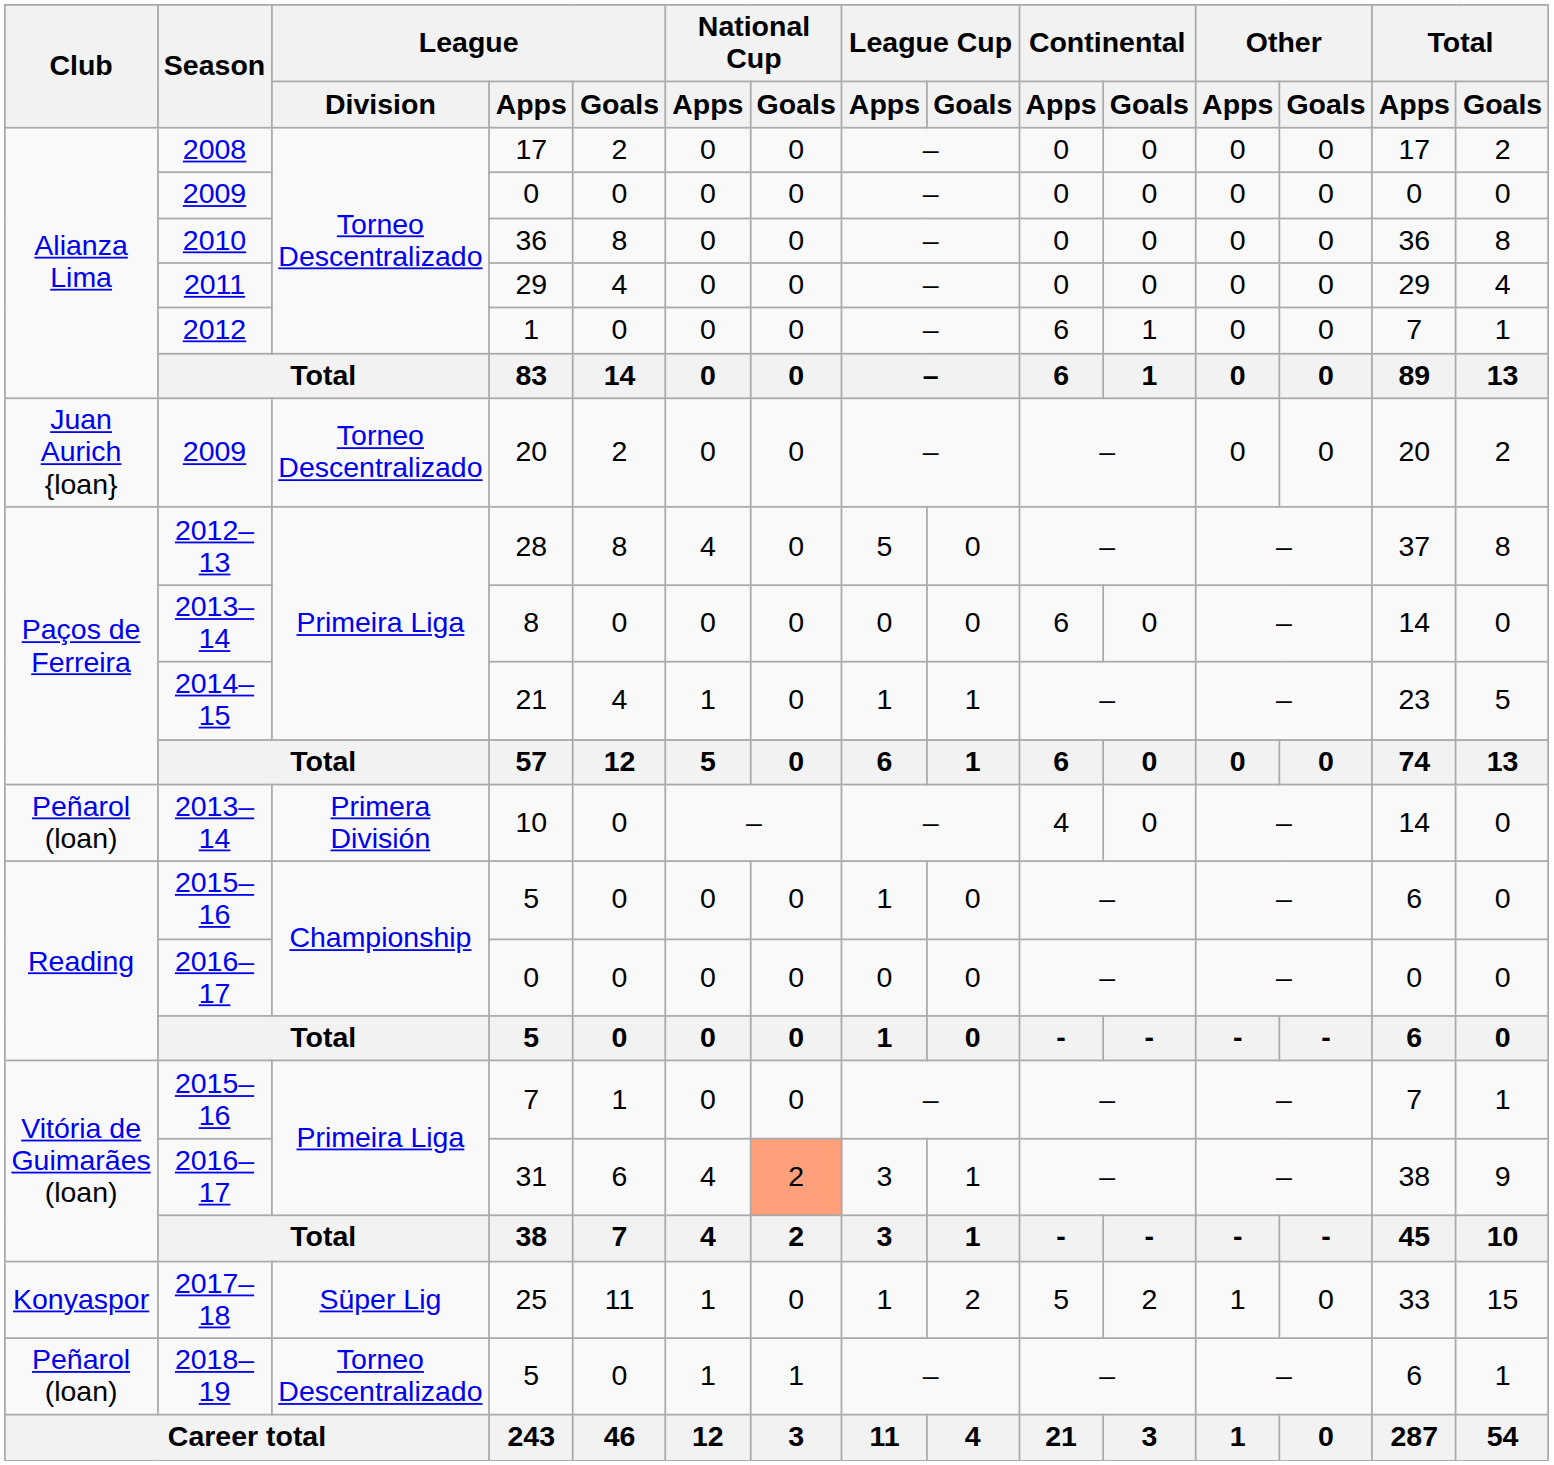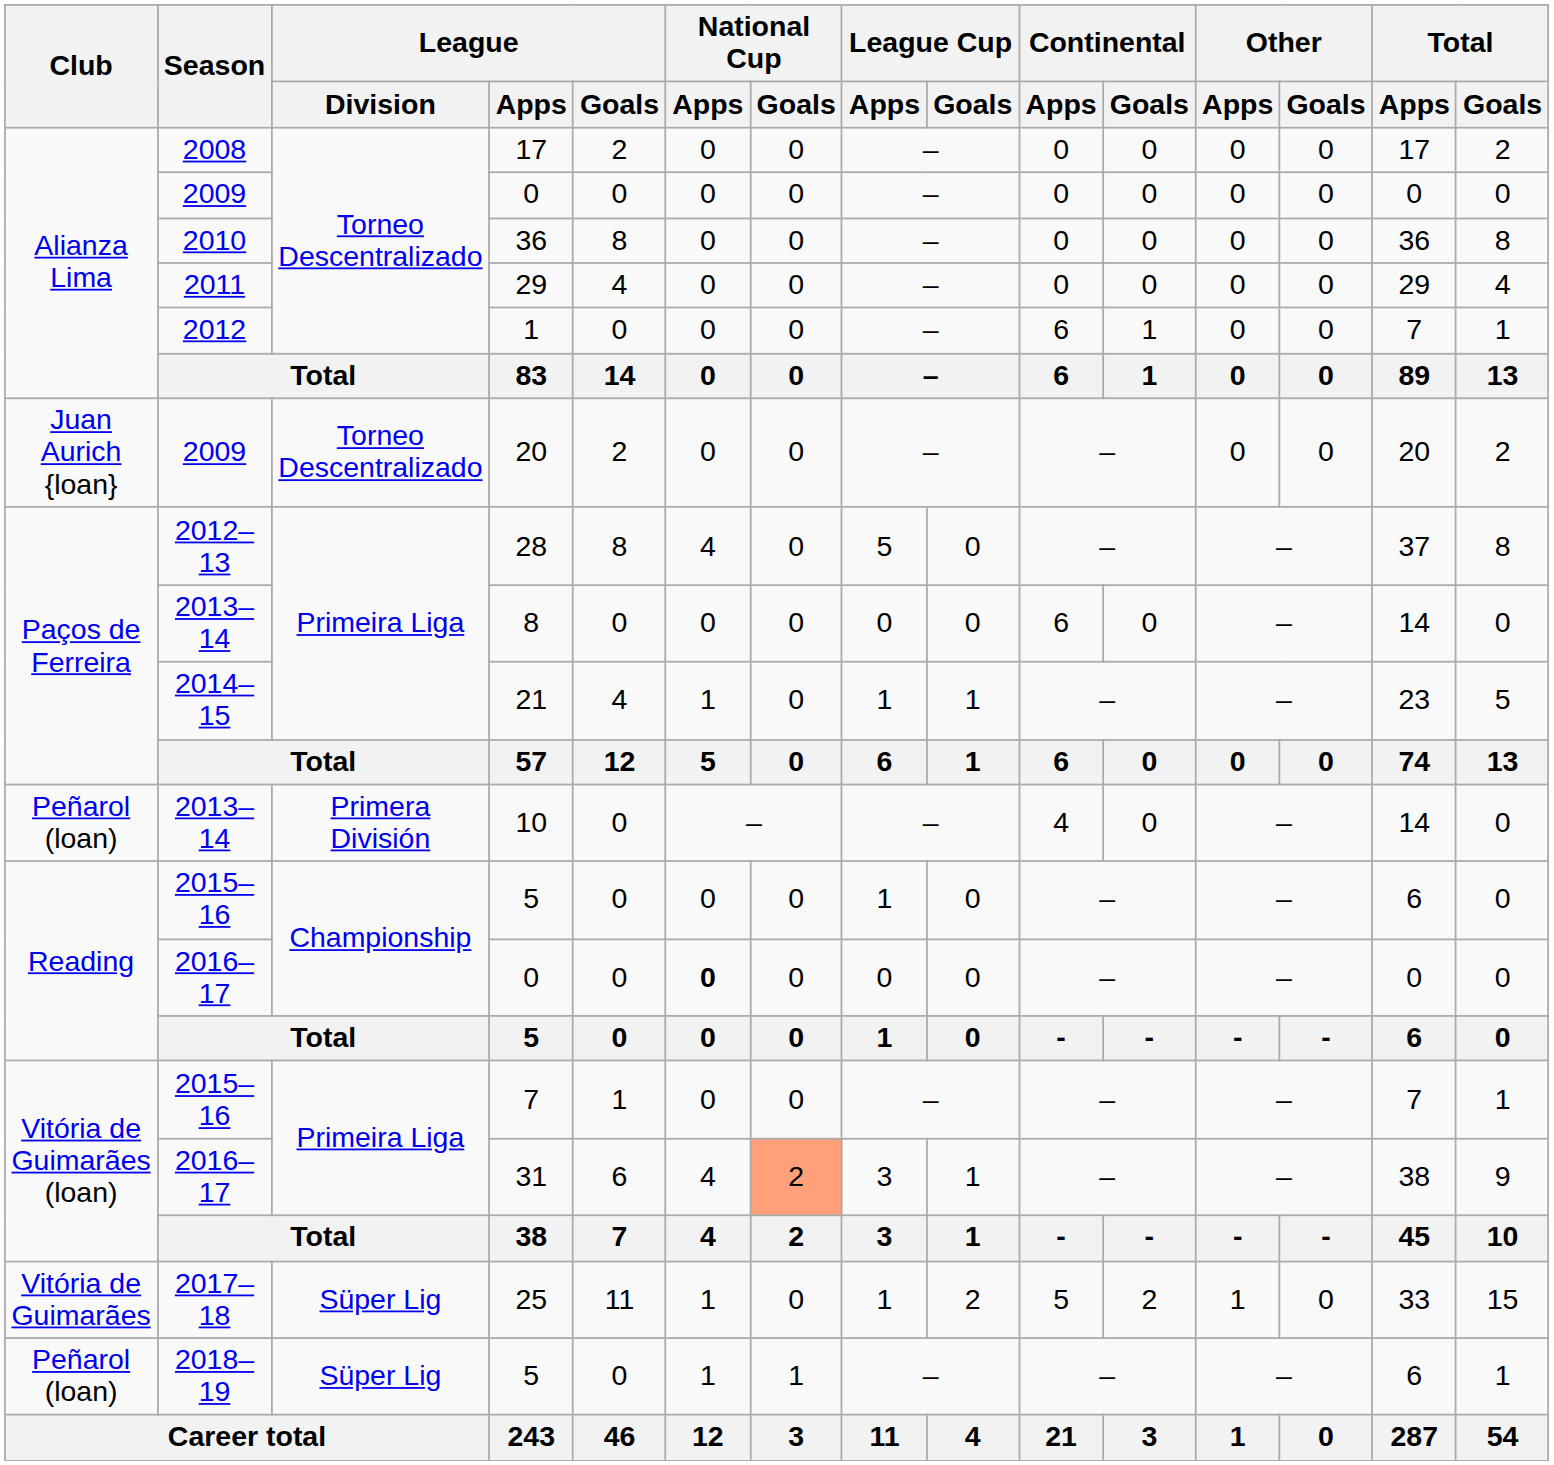(708, 976) normal -> (708, 976) bold
(81, 1298) Konyaspor -> (81, 1298) Vitória de Guimarães
(380, 1376) Torneo Descentralizado -> (380, 1376) Süper Lig
